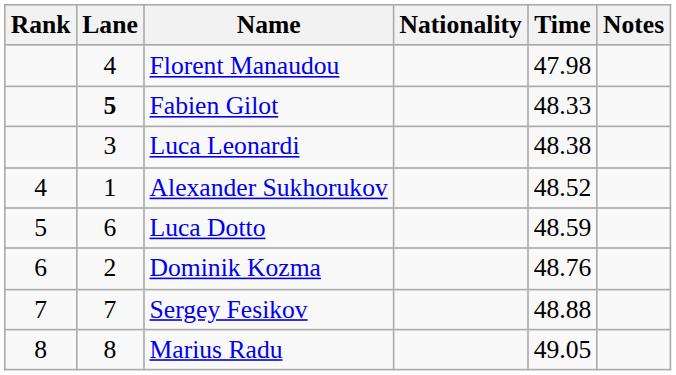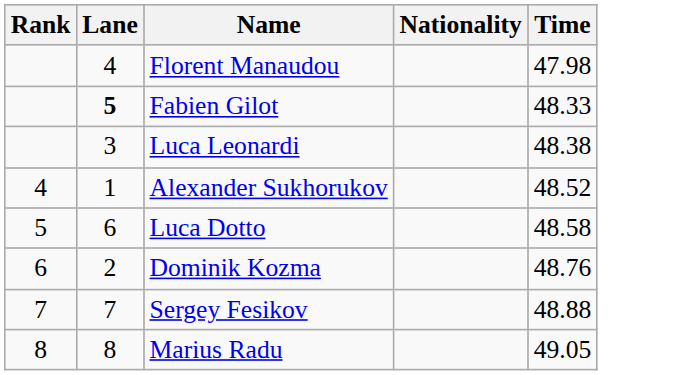- column: (634, 24)
(562, 227) 48.59 -> (562, 227) 48.58
